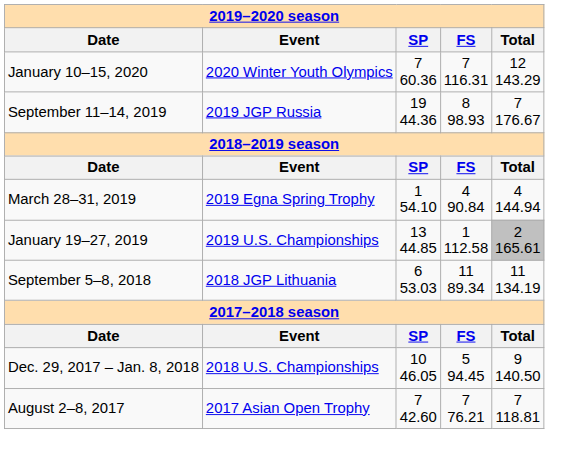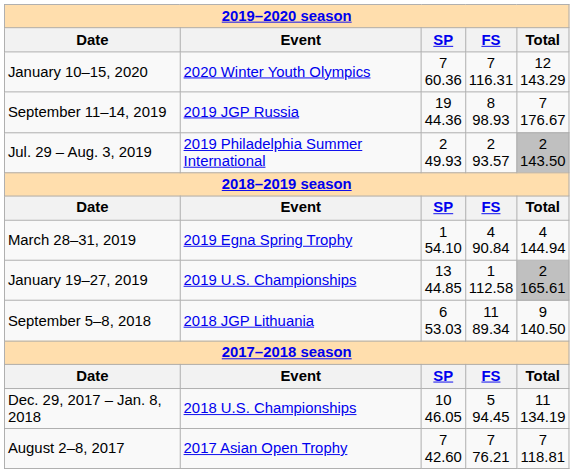+ row: (80, 152)
(518, 280) 11 134.19 -> (543, 320) 9 140.50
(518, 367) 9 140.50 -> (543, 408) 11 134.19
